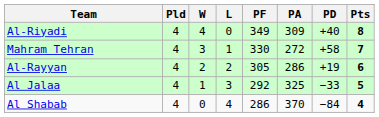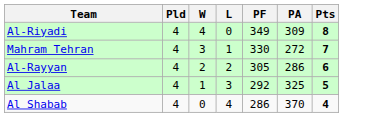- column: (330, 13)
